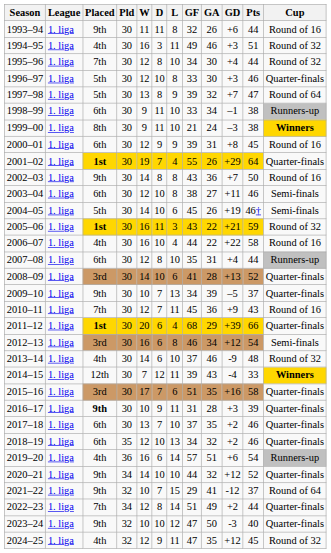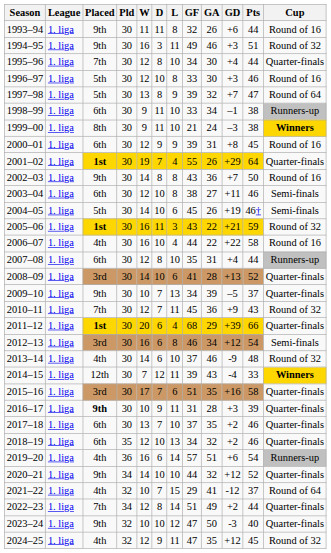(100, 45) 4th -> (100, 45) 9th
(295, 62) Round of 32 -> (295, 62) Quarter-finals
(295, 78) Quarter-finals -> (295, 78) Round of 16
(295, 309) Round of 16 -> (295, 309) Round of 32
(100, 491) 9th -> (100, 491) 4th
